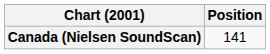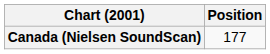(235, 37) 141 -> (235, 37) 177
